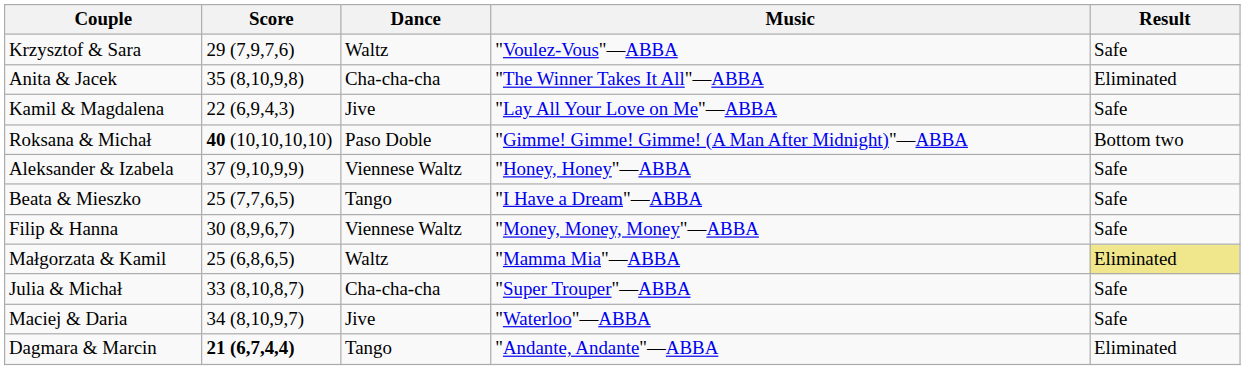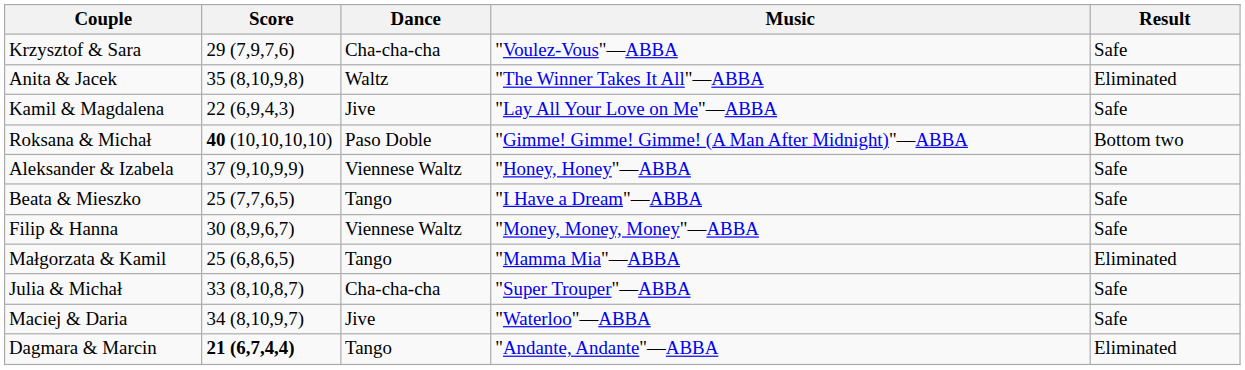(367, 49) Waltz -> (393, 49) Cha-cha-cha
(393, 79) Cha-cha-cha -> (367, 79) Waltz
(367, 259) Waltz -> (368, 259) Tango
(1135, 259) khaki background -> (1135, 259) no background
